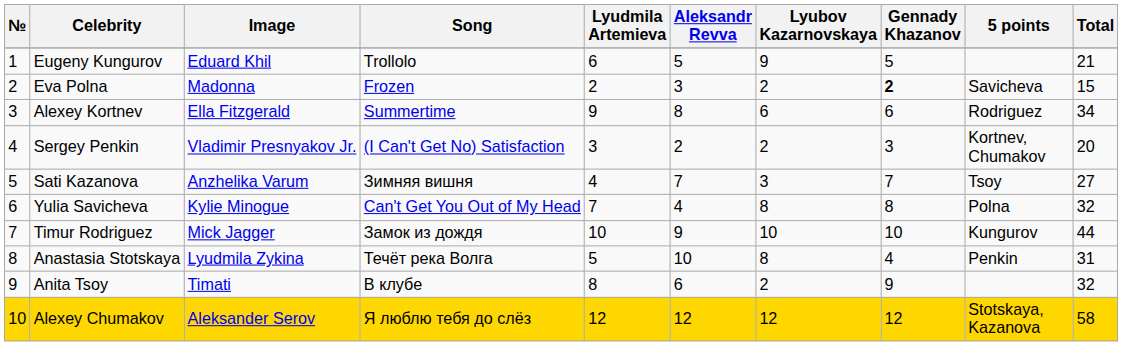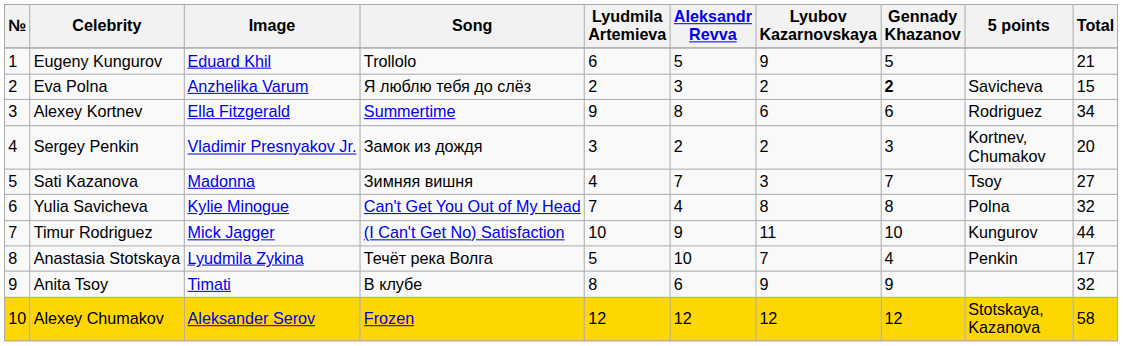(221, 86) Madonna -> (248, 86) Anzhelika Varum
(389, 86) Frozen -> (447, 86) Я люблю тебя до слёз
(464, 147) (I Can't Get No) Satisfaction -> (423, 147) Замок из дождя
(248, 181) Anzhelika Varum -> (221, 181) Madonna
(423, 233) Замок из дождя -> (464, 233) (I Can't Get No) Satisfaction
(768, 233) 10 -> (768, 233) 11
(764, 258) 8 -> (764, 258) 7
(1086, 258) 31 -> (1086, 258) 17
(764, 284) 2 -> (764, 284) 9
(447, 319) Я люблю тебя до слёз -> (389, 319) Frozen
